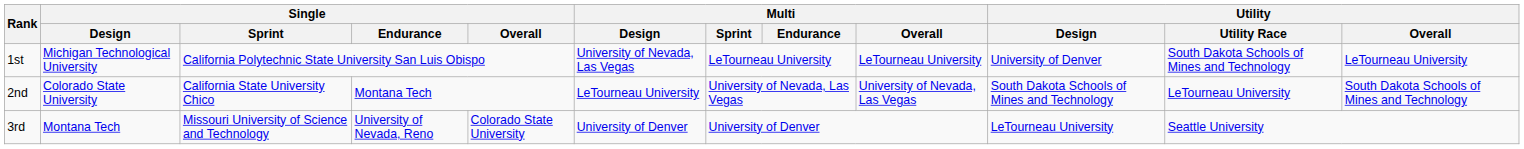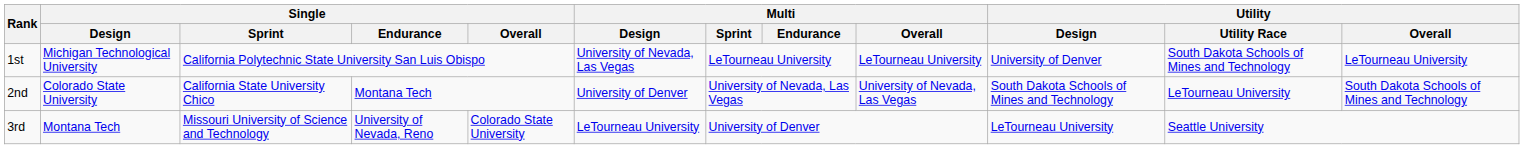(638, 93) LeTourneau University -> (632, 93) University of Denver
(632, 127) University of Denver -> (638, 127) LeTourneau University
